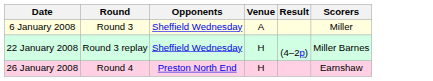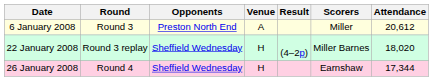+ column: (400, 12)
(197, 27) Sheffield Wednesday -> (197, 27) Preston North End
(197, 68) Preston North End -> (197, 68) Sheffield Wednesday
